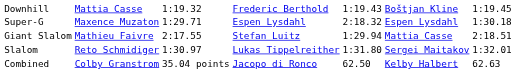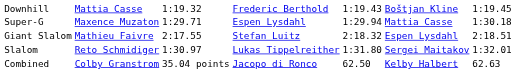(362, 22) 2:18.32 -> (362, 22) 1:29.94
(422, 22) Espen Lysdahl -> (419, 22) Mattia Casse
(362, 36) 1:29.94 -> (362, 36) 2:18.32
(419, 36) Mattia Casse -> (422, 36) Espen Lysdahl
